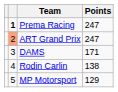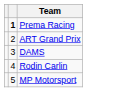- column: (98, 11)
(13, 38) lightsalmon background -> (13, 38) no background
